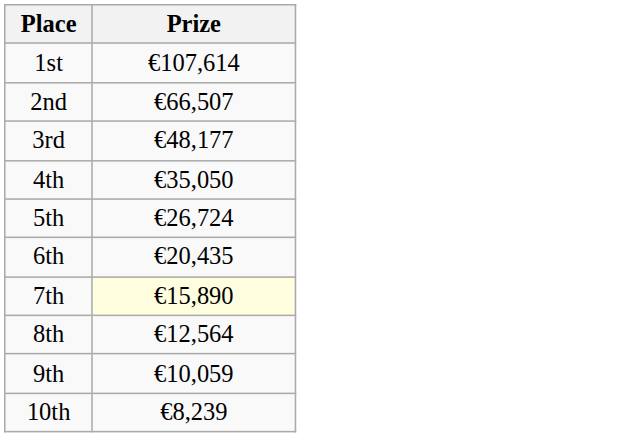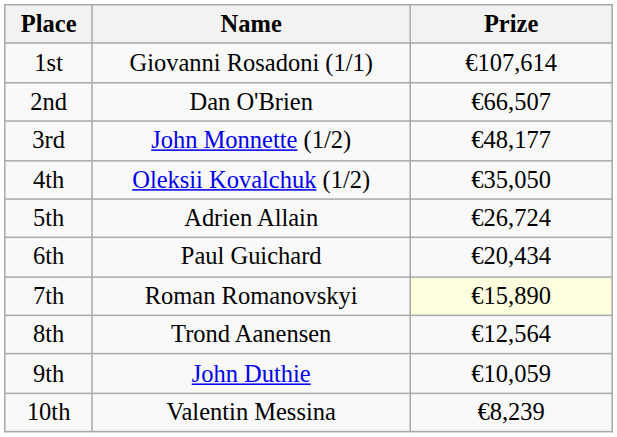+ column: (251, 23)
(194, 256) €20,435 -> (511, 256) €20,434
